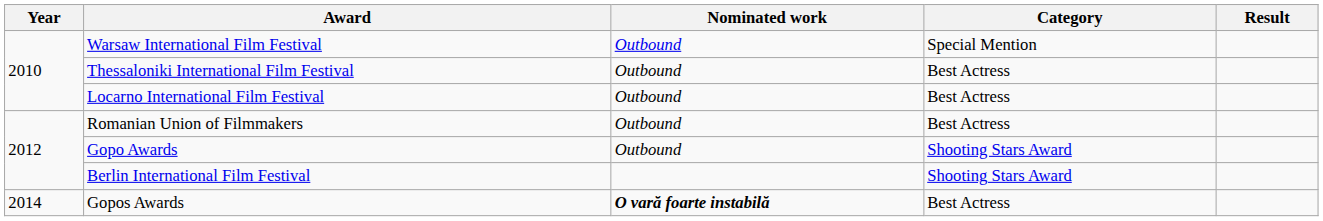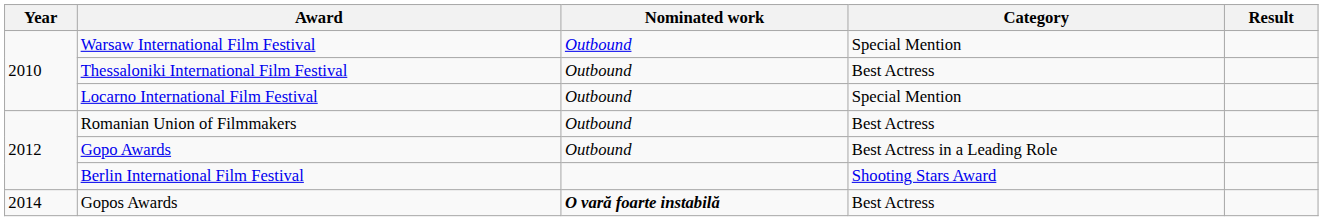(969, 96) Best Actress -> (907, 96) Special Mention
(999, 149) Shooting Stars Award -> (955, 149) Best Actress in a Leading Role
